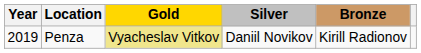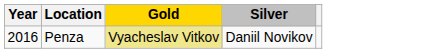- column: (363, 15)
(23, 37) 2019 -> (23, 37) 2016
